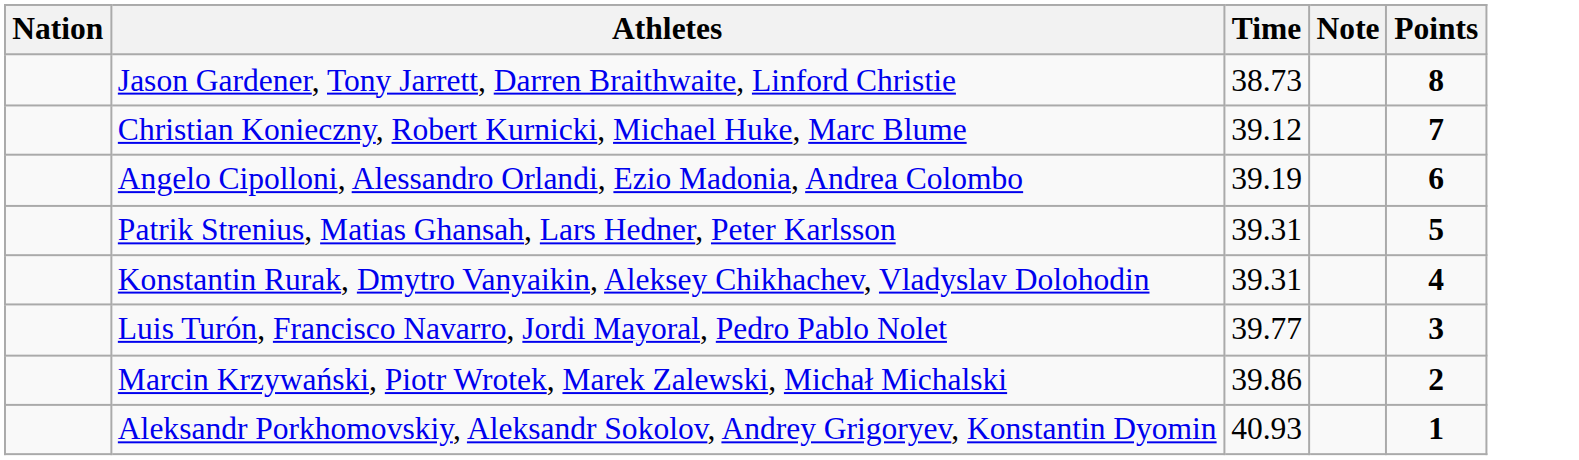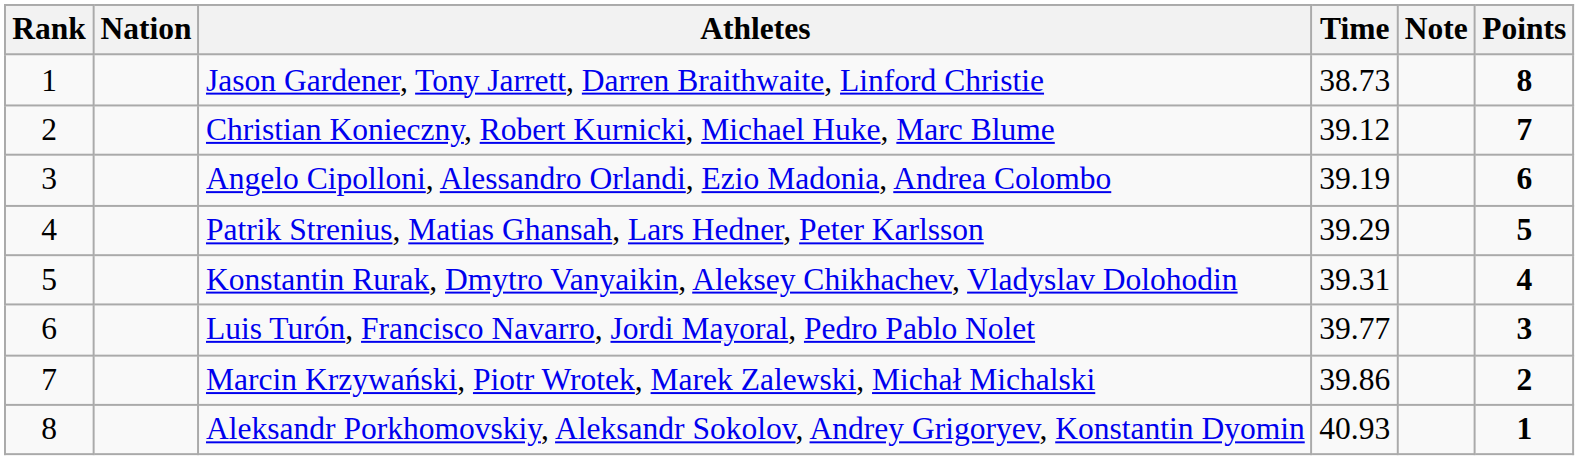+ column: (49, 29)
(1267, 229) 39.31 -> (1355, 229) 39.29
